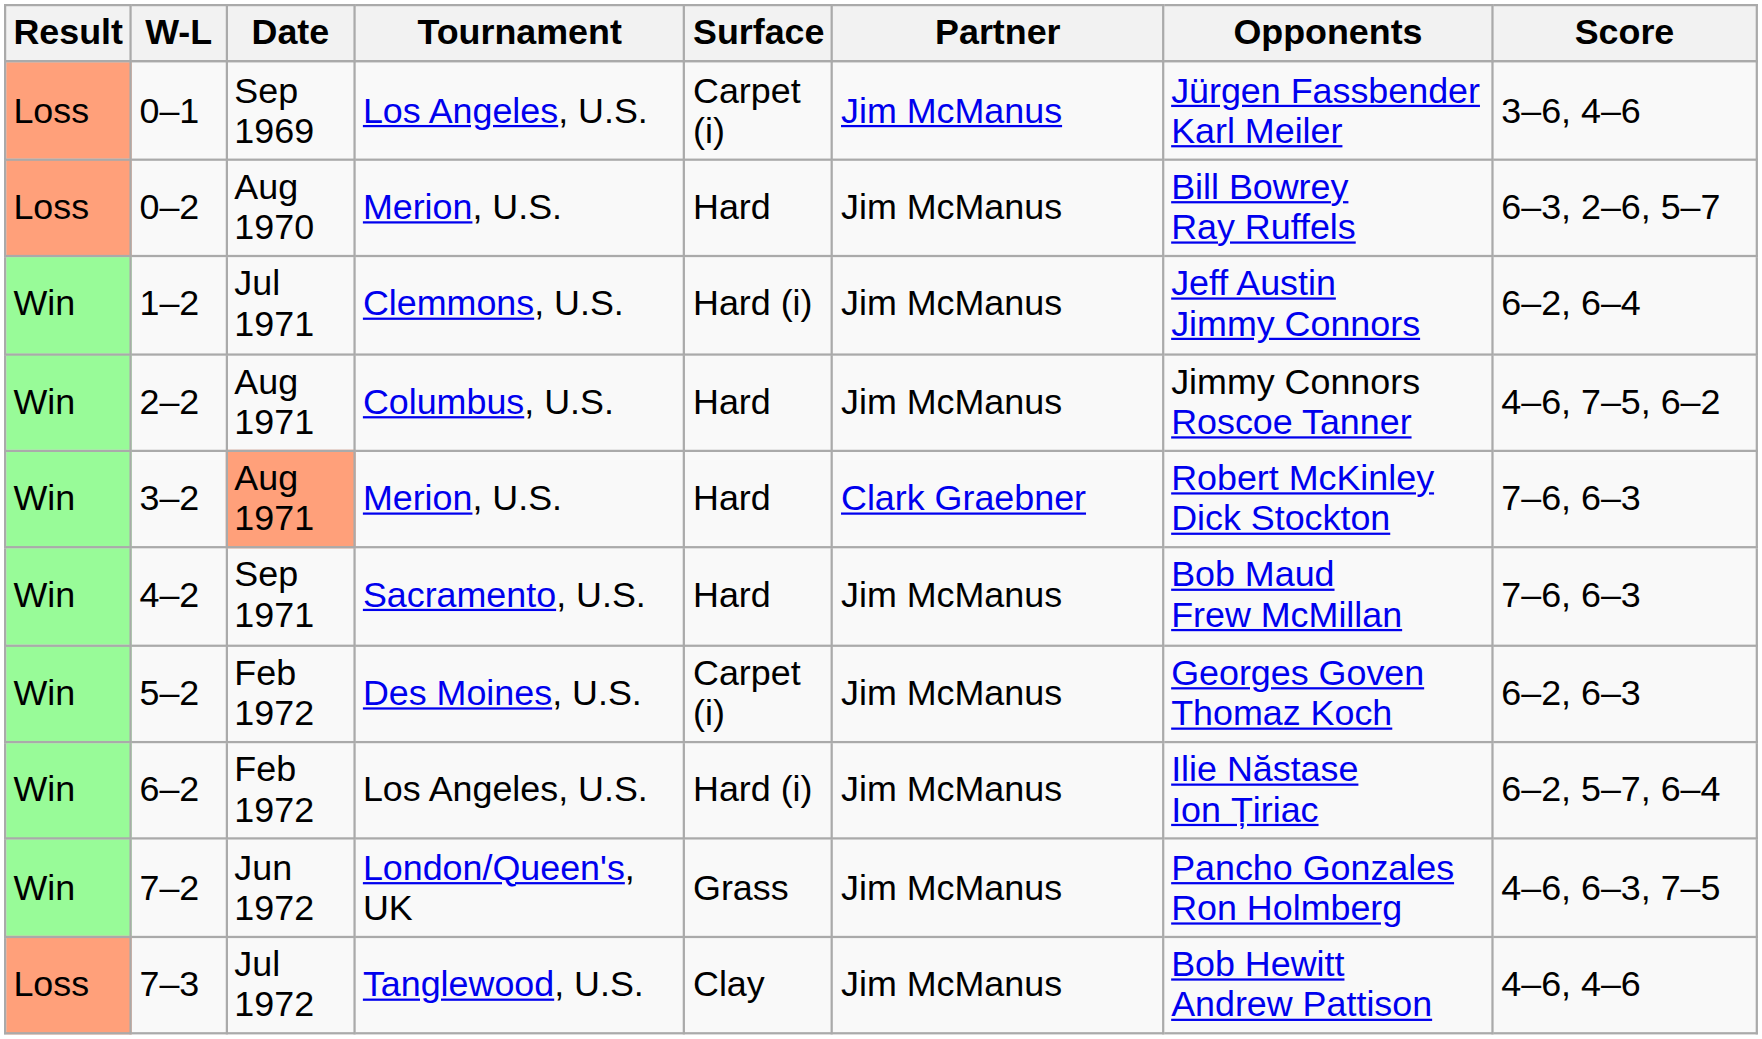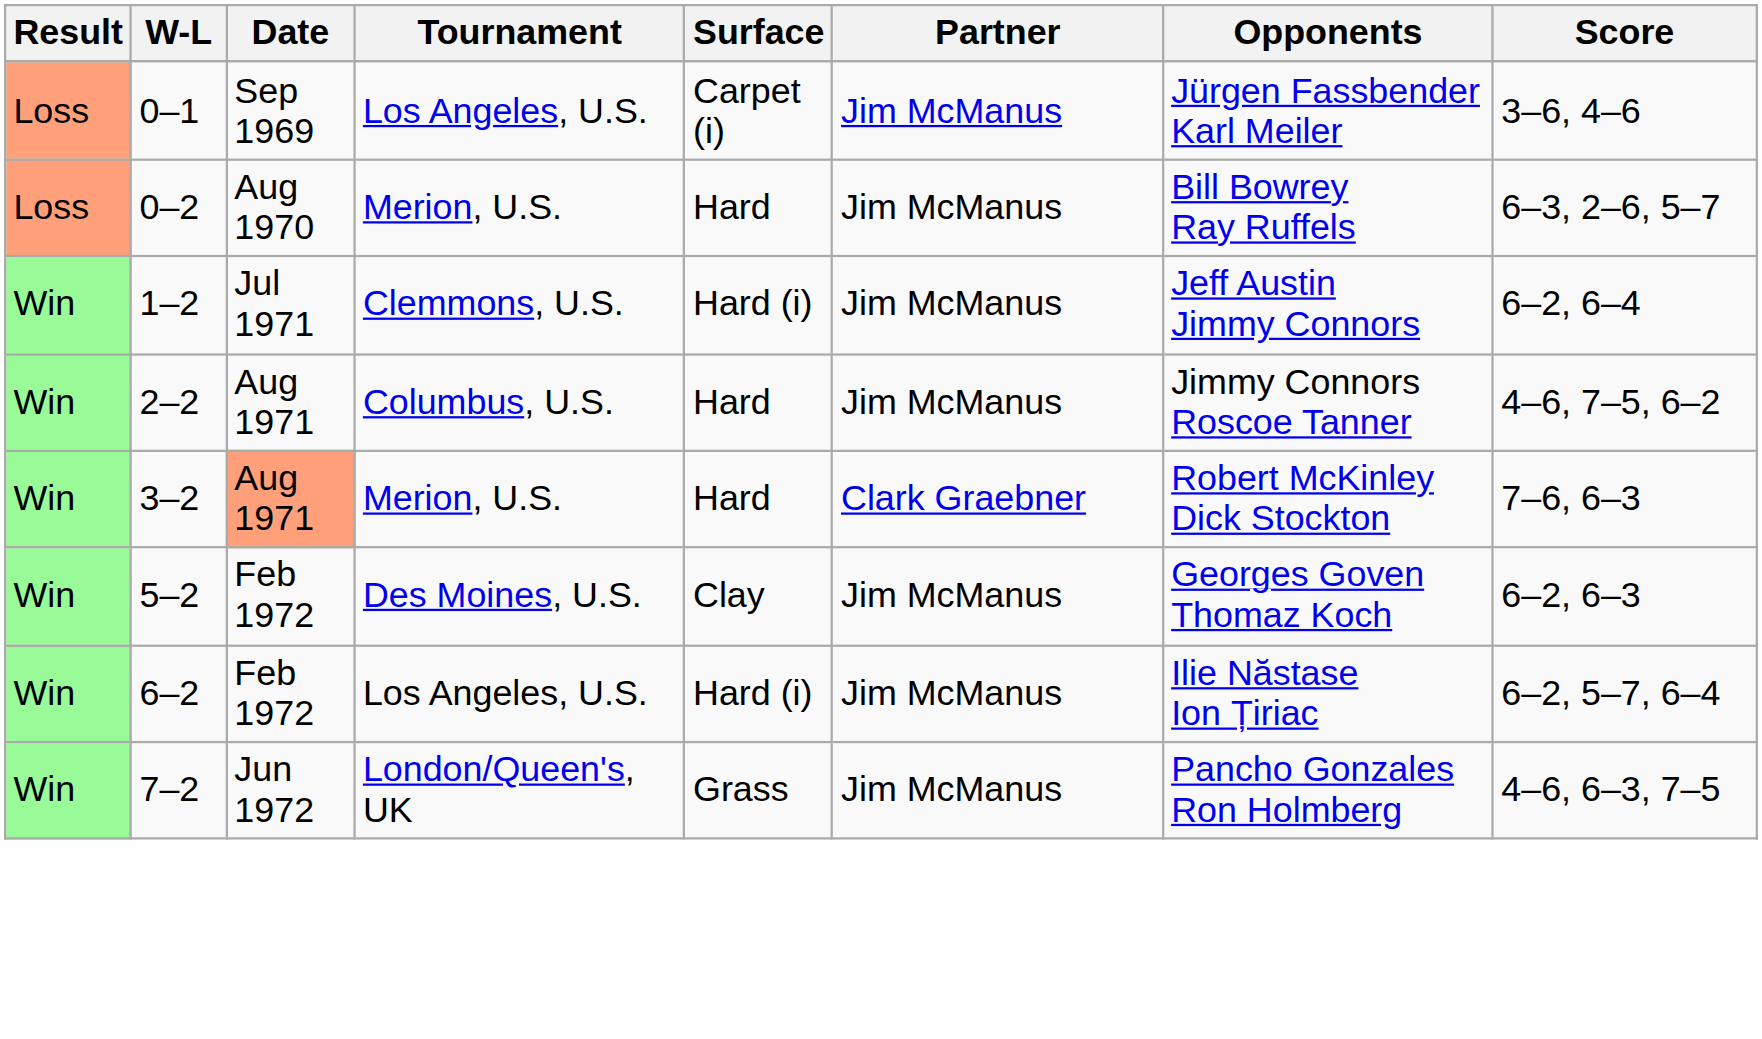- row: (169, 595)
(747, 692) Carpet (i) -> (729, 595) Clay
- row: (169, 984)
